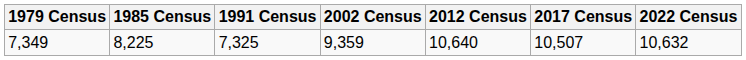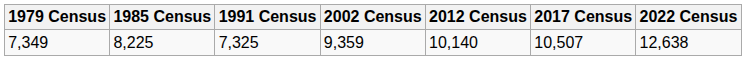(454, 42) 10,640 -> (454, 42) 10,140
(664, 42) 10,632 -> (664, 42) 12,638
